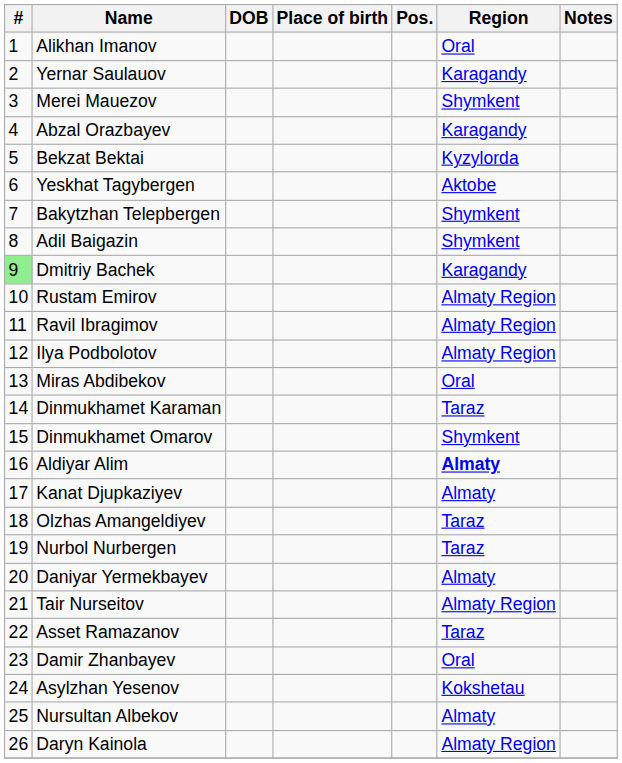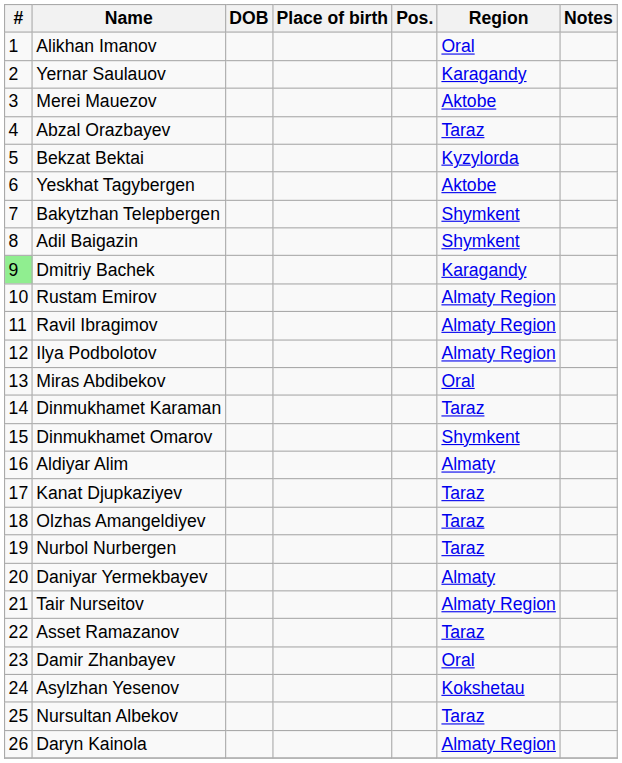(481, 102) Shymkent -> (469, 102) Aktobe
(484, 130) Karagandy -> (463, 130) Taraz
(471, 465) bold -> (468, 465) normal
(468, 492) Almaty -> (463, 492) Taraz
(468, 716) Almaty -> (463, 716) Taraz
